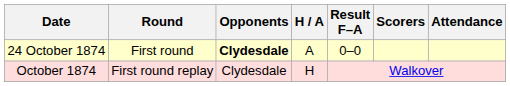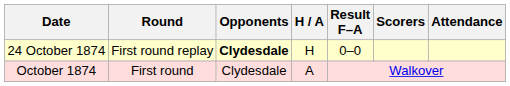(162, 50) First round -> (162, 50) First round replay
(309, 50) A -> (309, 50) H
(162, 71) First round replay -> (162, 71) First round
(309, 71) H -> (309, 71) A
